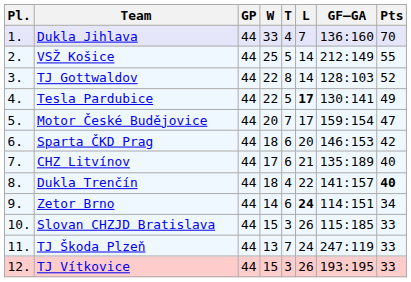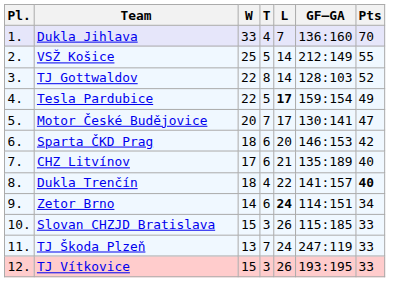- column: (249, 15)
(347, 99) 130:141 -> (325, 99) 159:154
(347, 120) 159:154 -> (325, 120) 130:141
